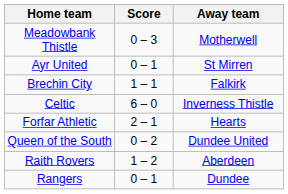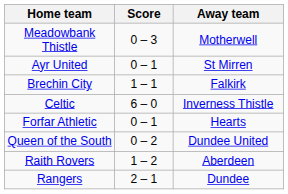(144, 122) 2 – 1 -> (144, 122) 0 – 1
(144, 179) 0 – 1 -> (144, 179) 2 – 1
